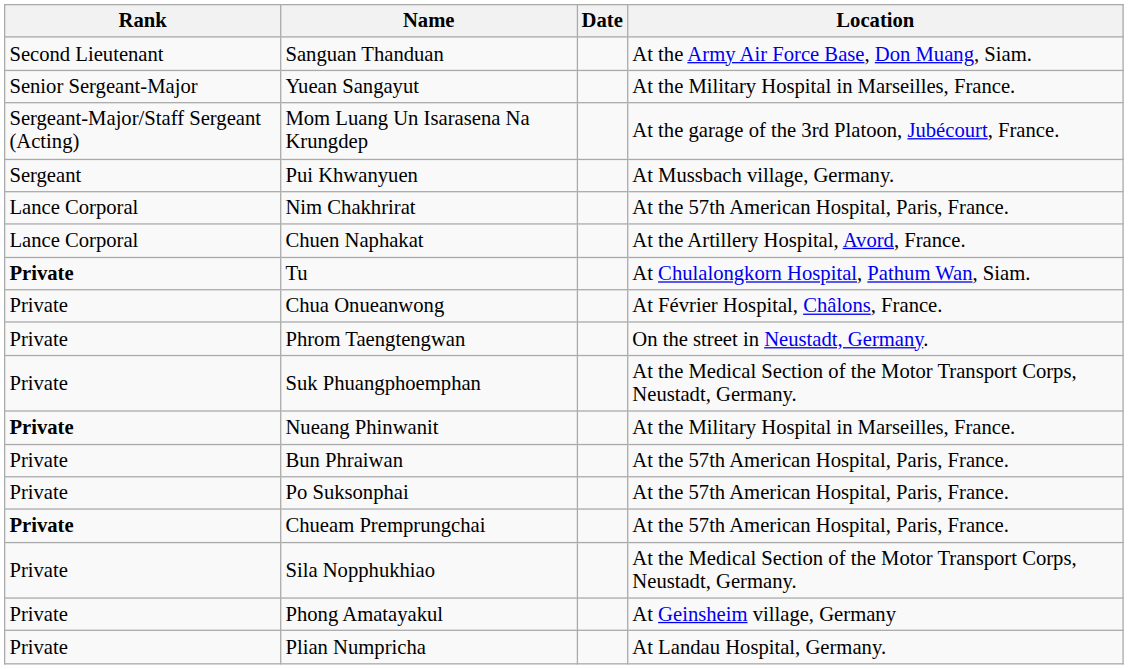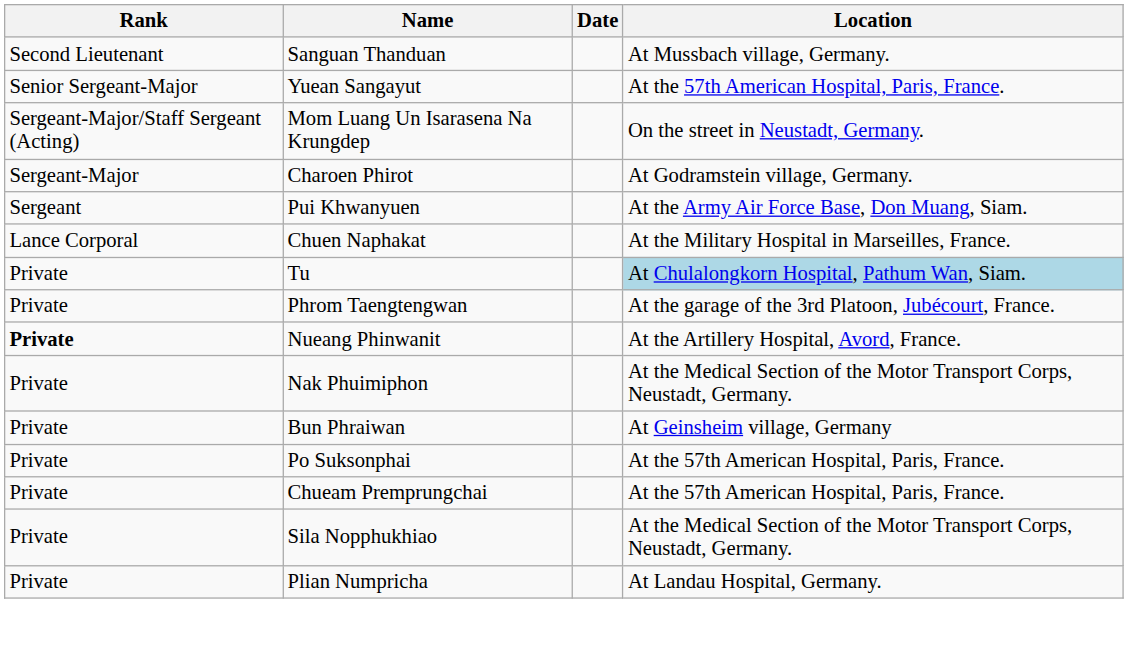(832, 53) At the Army Air Force Base, Don Muang, Siam. -> (759, 53) At Mussbach village, Germany.
(824, 86) At the Military Hospital in Marseilles, France. -> (816, 86) At the 57th American Hospital, Paris, France.
(846, 130) At the garage of the 3rd Platoon, Jubécourt, France. -> (776, 130) On the street in Neustadt, Germany.
+ row: (350, 175)
(763, 175) At Mussbach village, Germany. -> (828, 207) At the Army Air Force Base, Don Muang, Siam.
- row: (351, 207)
(799, 240) At the Artillery Hospital, Avord, France. -> (819, 240) At the Military Hospital in Marseilles, France.
(41, 273) bold -> (39, 273) normal
(831, 273) no background -> (827, 273) lightblue background
- row: (365, 305)
(780, 338) On the street in Neustadt, Germany. -> (841, 305) At the garage of the 3rd Platoon, Jubécourt, France.
- row: (383, 383)
(824, 427) At the Military Hospital in Marseilles, France. -> (794, 338) At the Artillery Hospital, Avord, France.
+ row: (358, 383)
(821, 460) At the 57th American Hospital, Paris, France. -> (760, 427) At Geinsheim village, Germany
(41, 525) bold -> (39, 492) normal
- row: (364, 614)
